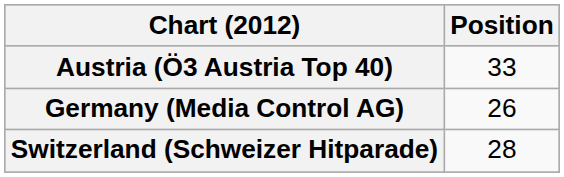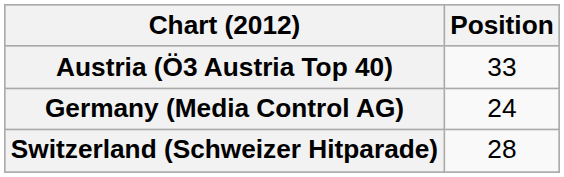(502, 108) 26 -> (502, 108) 24
